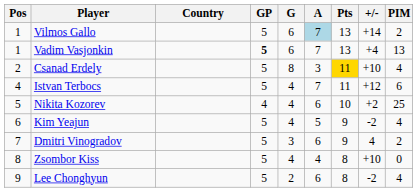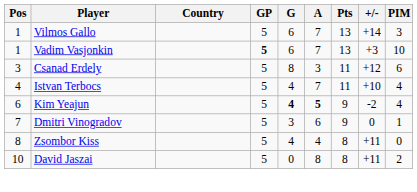(318, 31) lightblue background -> (318, 31) no background
(399, 31) 2 -> (399, 31) 3
(372, 50) +4 -> (372, 50) +3
(399, 50) 13 -> (399, 50) 10
(18, 68) 2 -> (18, 68) 3
(345, 68) gold background -> (345, 68) no background
(372, 68) +10 -> (372, 68) +12
(399, 68) 4 -> (399, 68) 6
(372, 86) +12 -> (372, 86) +10
(399, 86) 6 -> (399, 86) 4
- row: (70, 104)
(291, 123) normal -> (291, 104) bold
(318, 123) normal -> (318, 104) bold
(372, 141) 4 -> (372, 123) 0
(399, 141) 2 -> (399, 123) 1
(372, 159) +10 -> (372, 141) +11
- row: (71, 178)
+ row: (63, 159)
